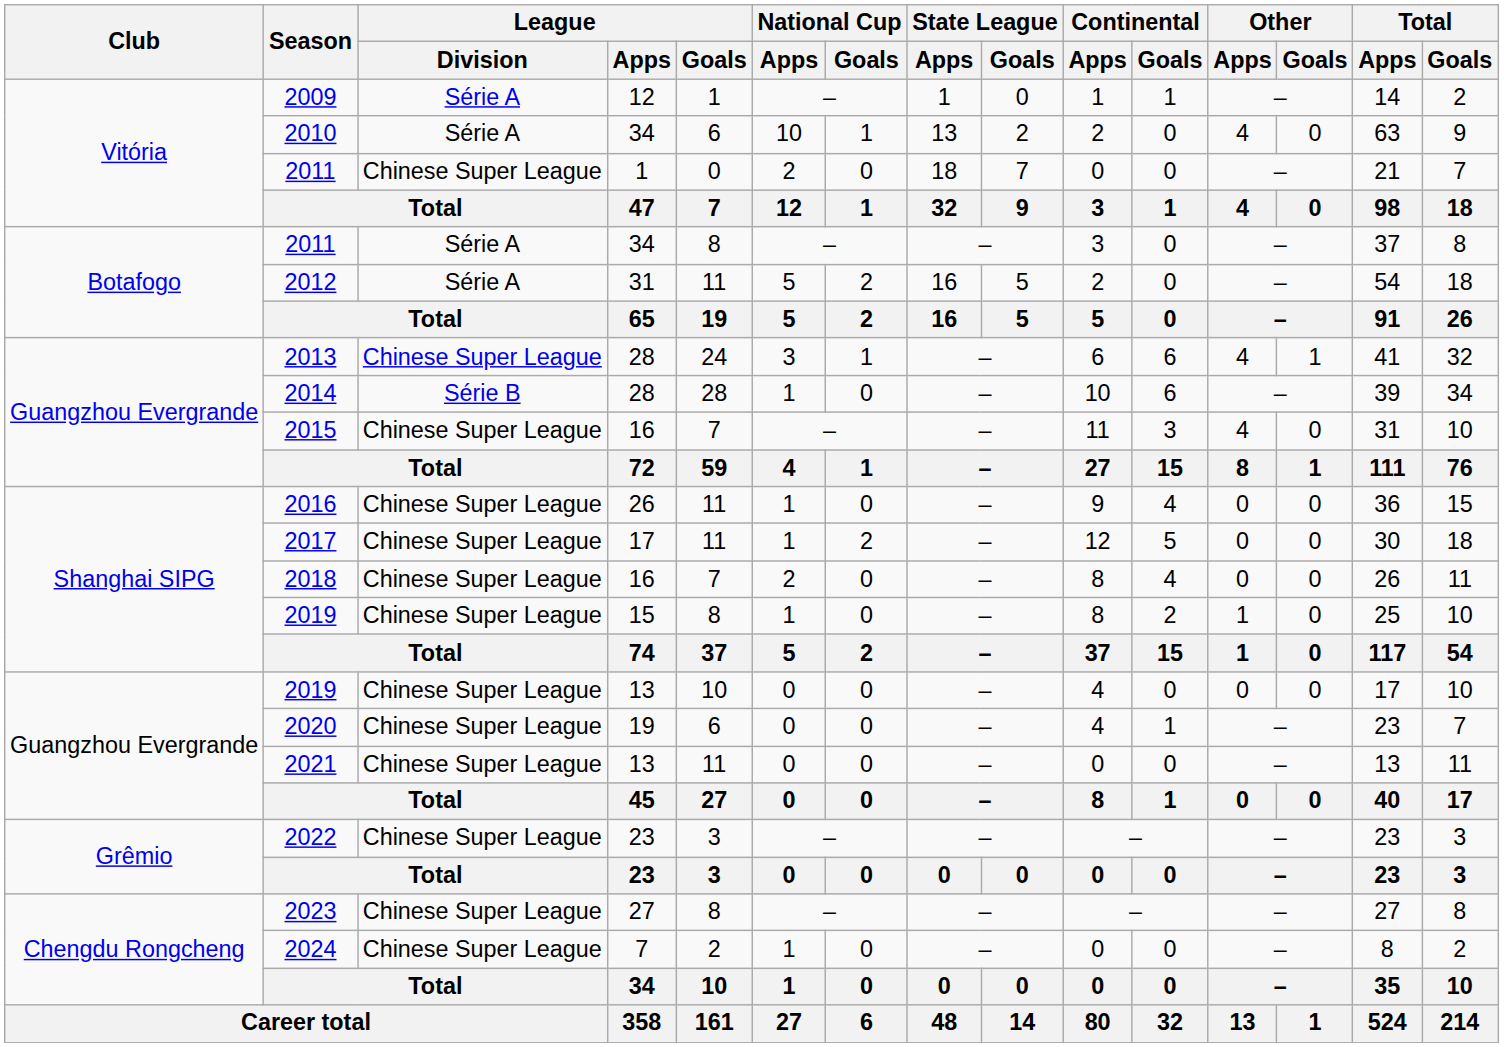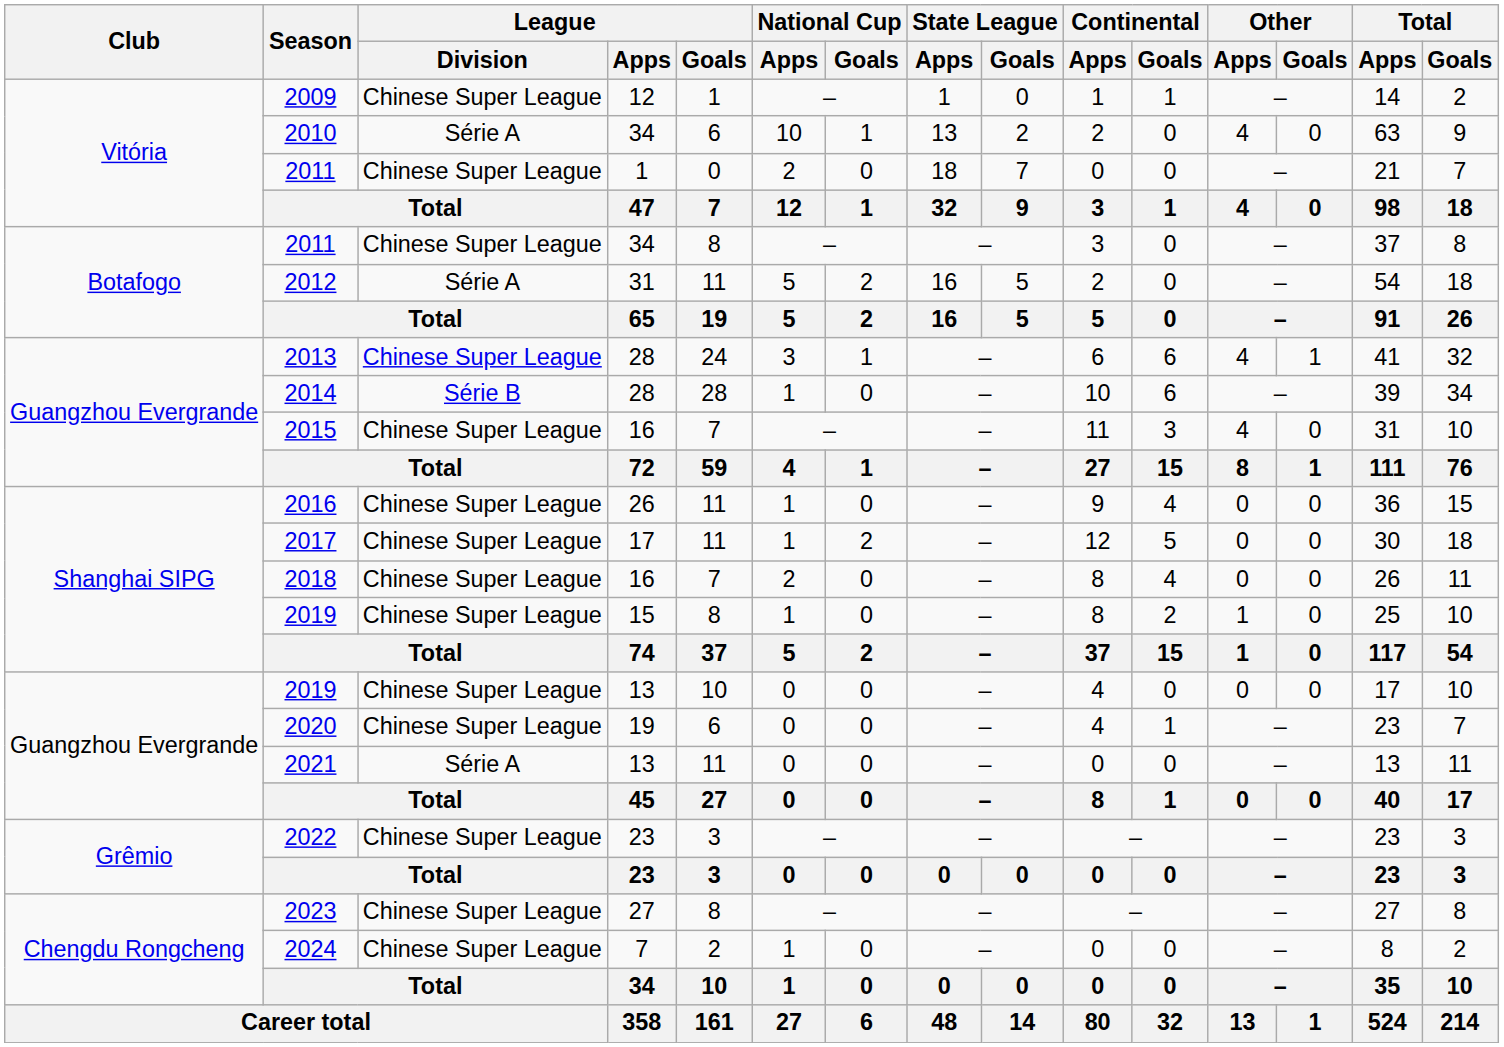(482, 97) Série A -> (482, 97) Chinese Super League
(482, 245) Série A -> (482, 245) Chinese Super League
(482, 763) Chinese Super League -> (482, 763) Série A
